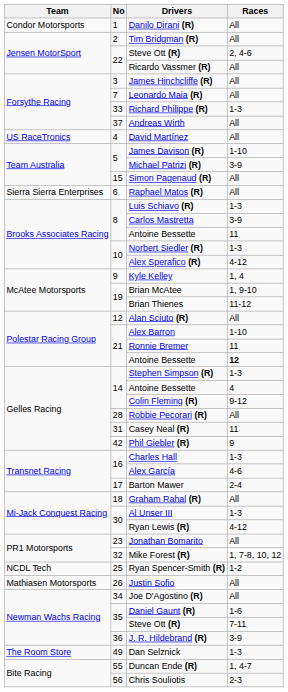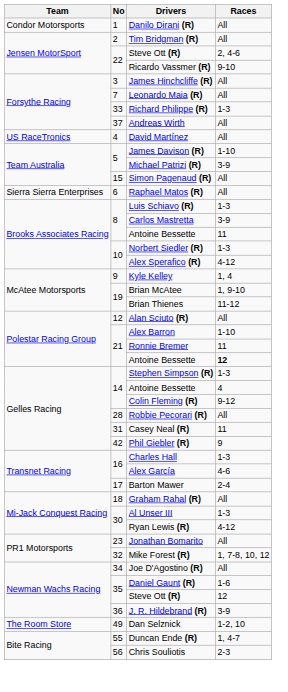(234, 67) All -> (226, 67) 9-10
- row: (118, 568)
- row: (118, 582)
(238, 624) 7-11 -> (222, 596) 12
(236, 652) 1-3 -> (231, 624) 1-2, 10
